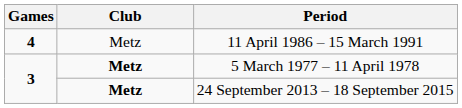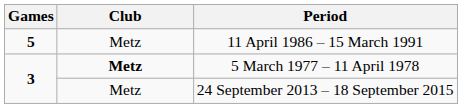(31, 41) 4 -> (31, 41) 5
(125, 90) bold -> (125, 90) normal
